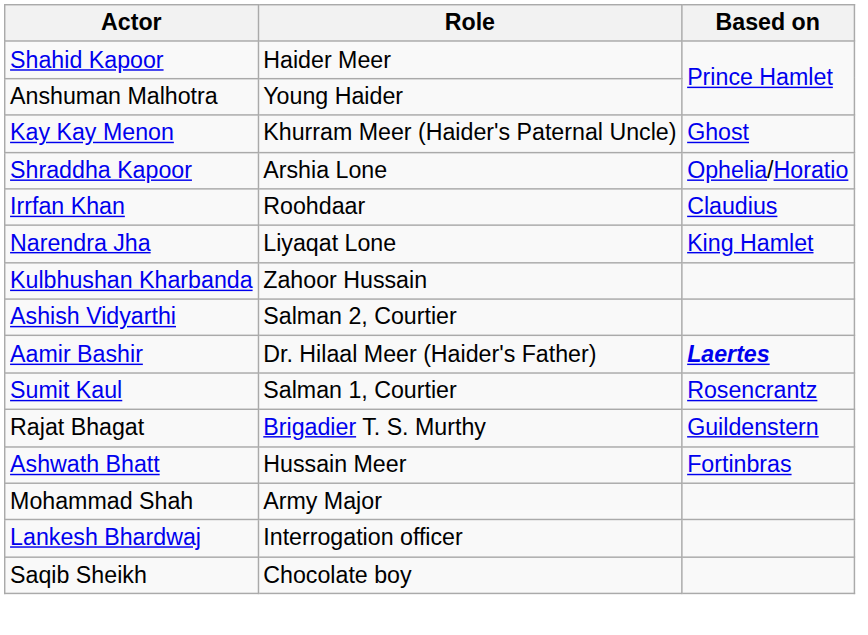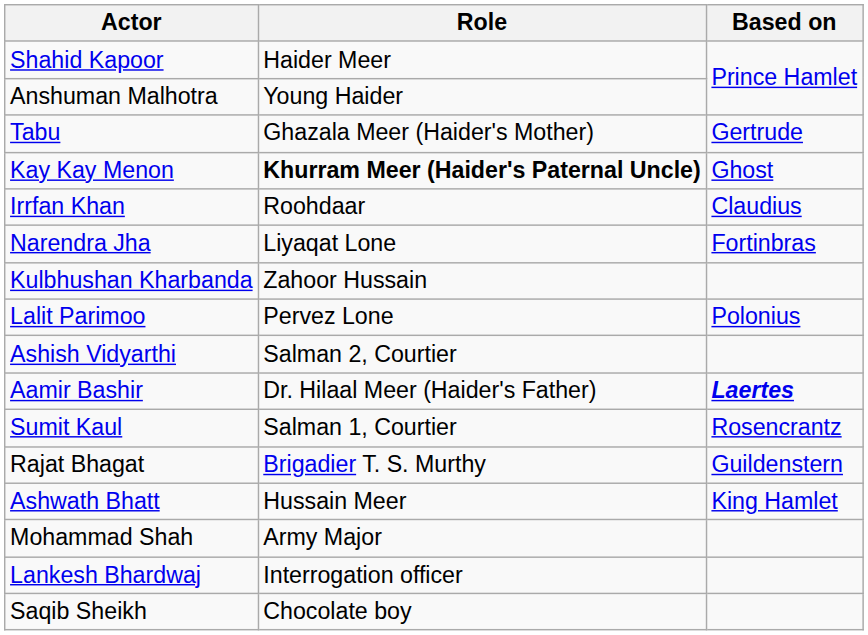+ row: (35, 133)
(470, 133) normal -> (482, 170) bold
- row: (101, 170)
(750, 243) King Hamlet -> (764, 243) Fortinbras
+ row: (78, 317)
(739, 464) Fortinbras -> (775, 501) King Hamlet
